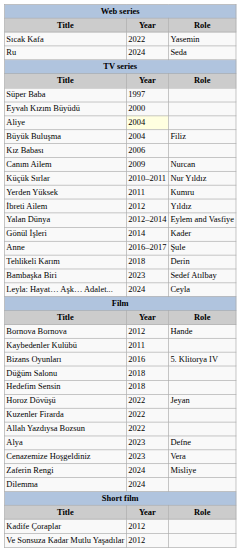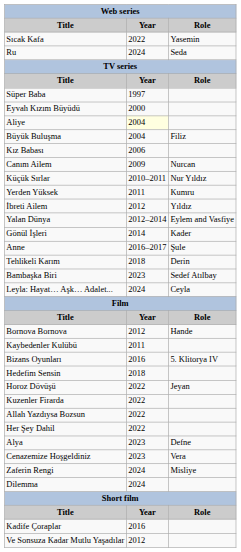- row: (32, 373)
+ row: (31, 428)
(137, 526) 2012 -> (137, 526) 2016
